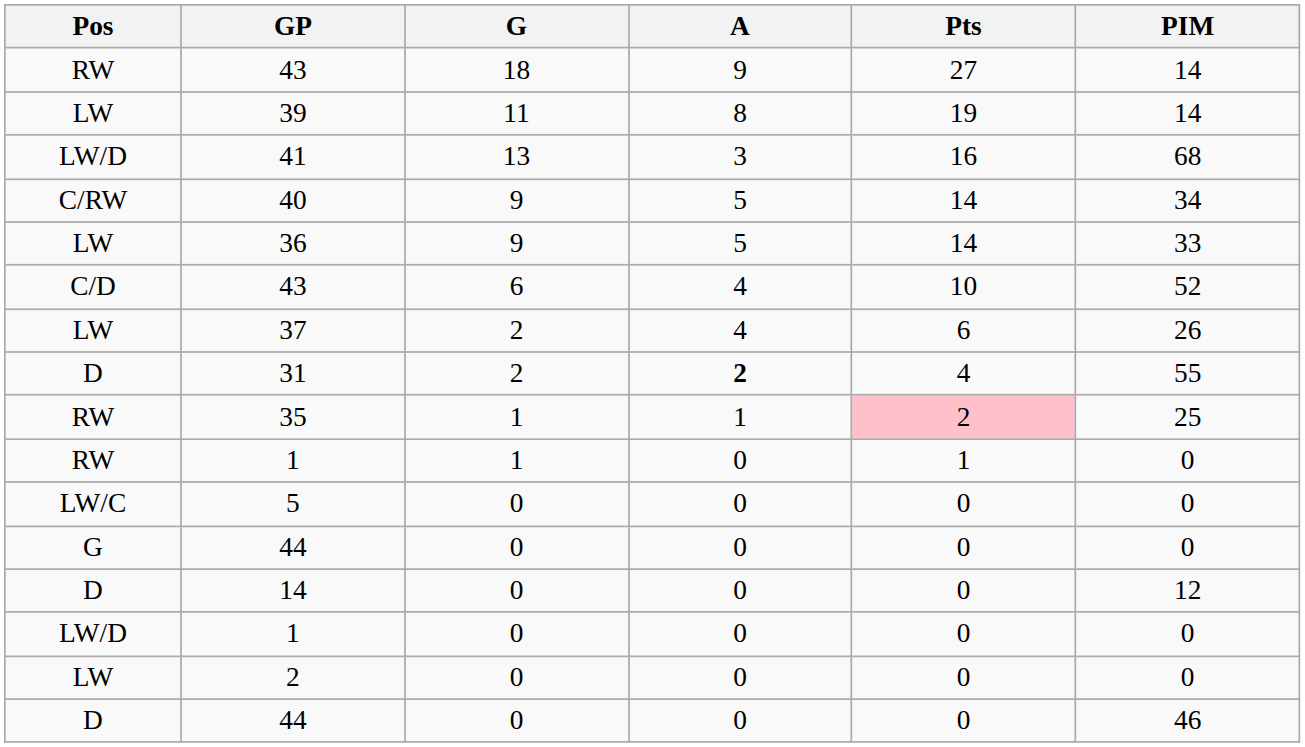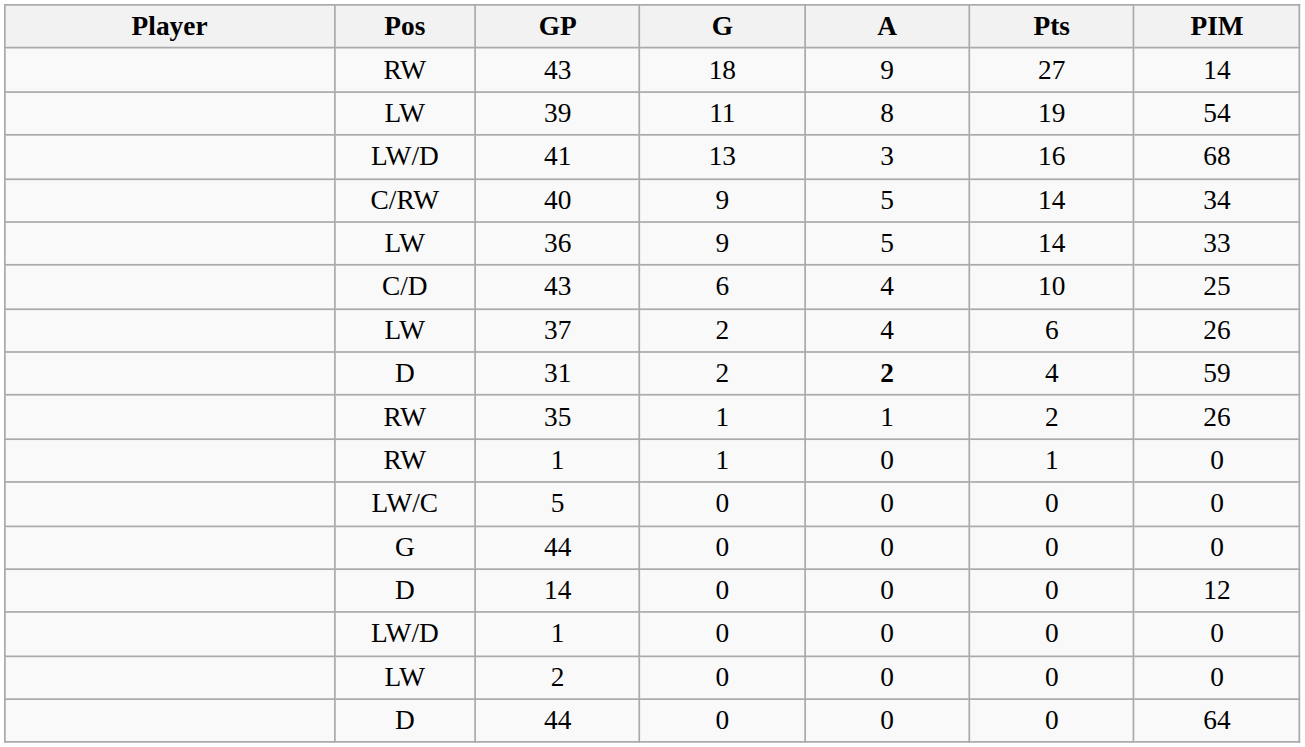+ column: (170, 26)
(1188, 112) 14 -> (1217, 112) 54
(1188, 286) 52 -> (1217, 286) 25
(1188, 373) 55 -> (1217, 373) 59
(964, 416) pink background -> (1052, 416) no background
(1188, 416) 25 -> (1217, 416) 26
(1188, 720) 46 -> (1217, 720) 64
